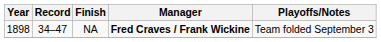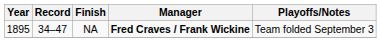(18, 29) 1898 -> (18, 29) 1895
